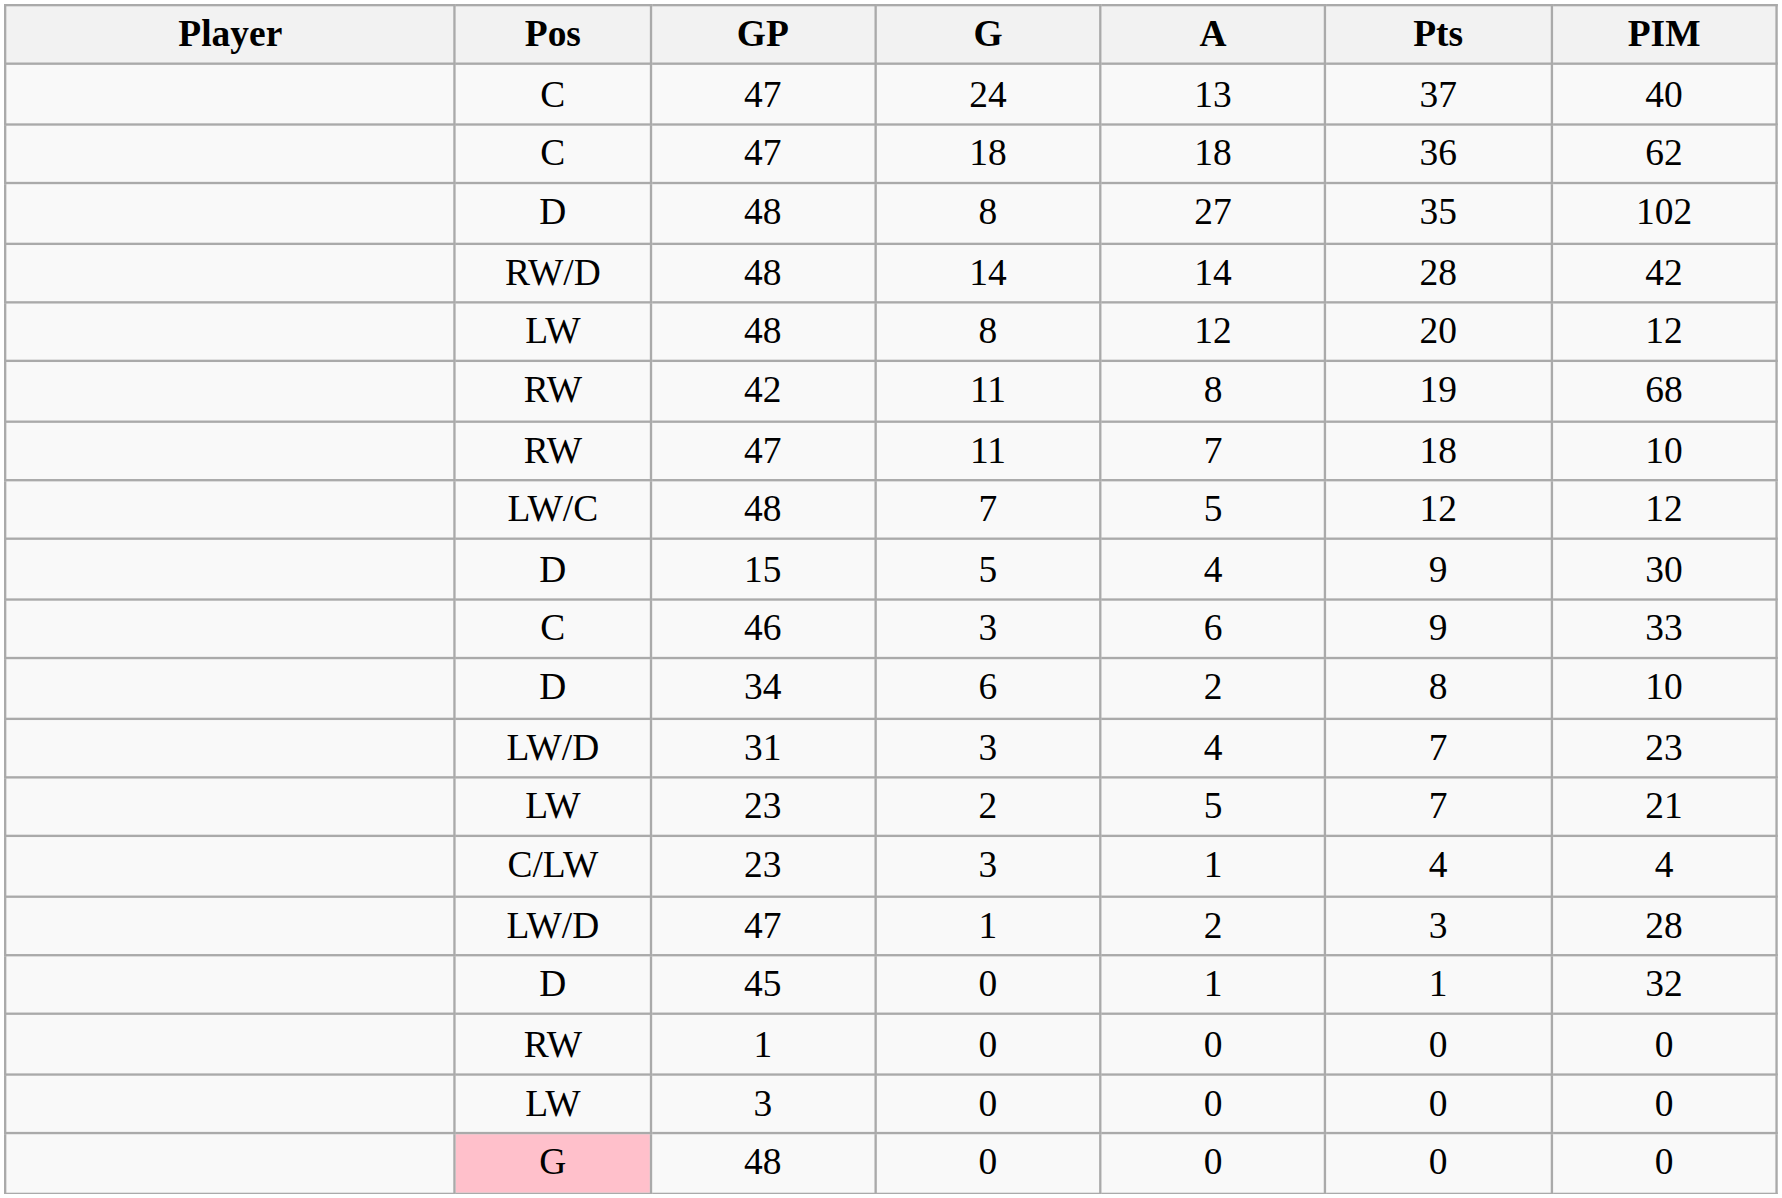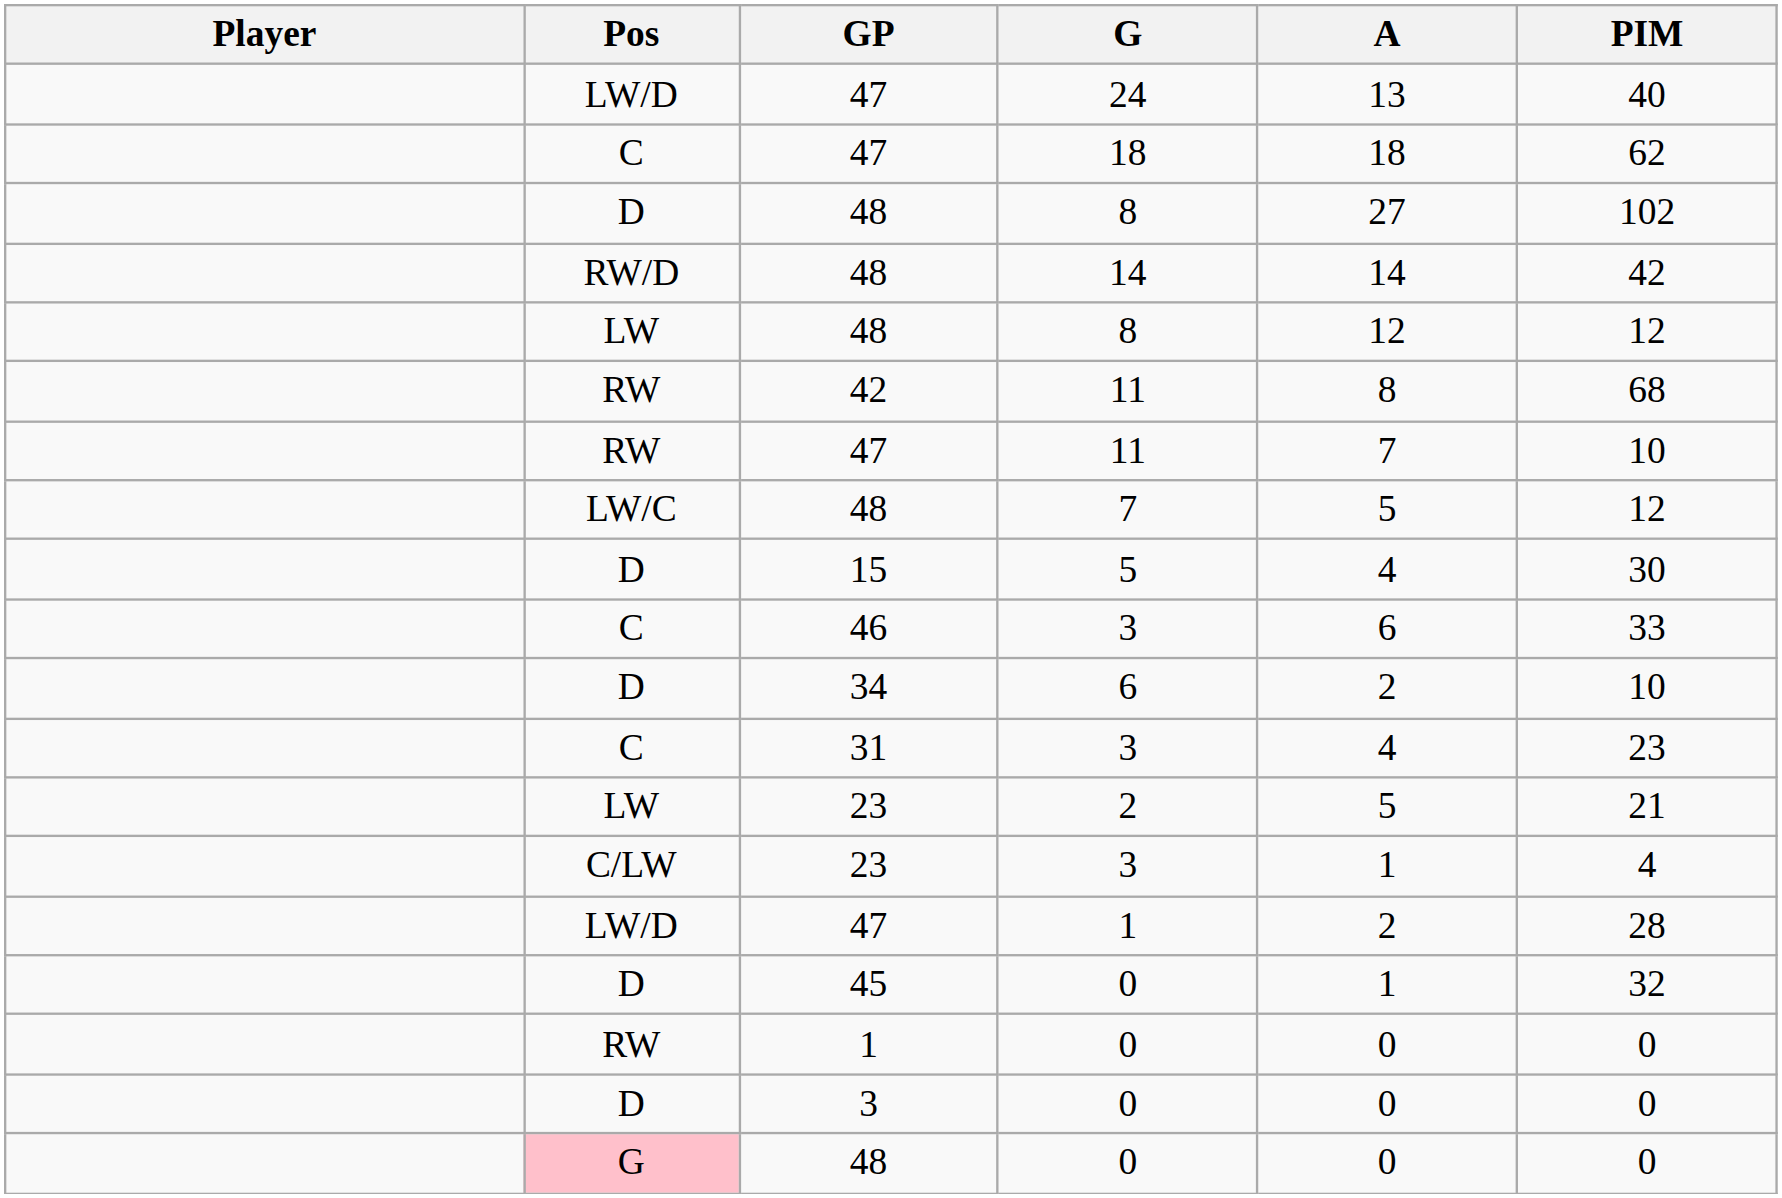- column: (1438, 34)
(553, 93) C -> (631, 93) LW/D
(553, 746) LW/D -> (631, 746) C
(553, 1102) LW -> (631, 1102) D
